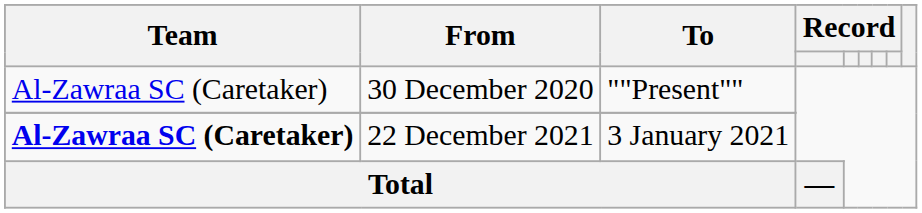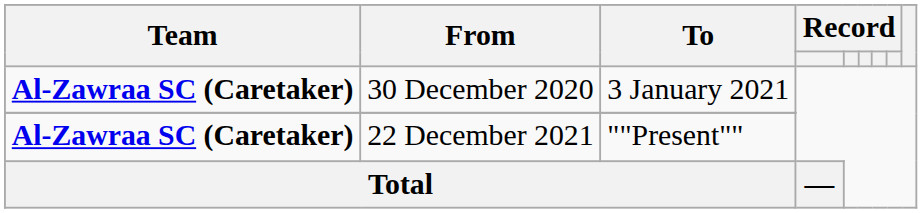(170, 89) normal -> (183, 89) bold
(675, 89) ""Present"" -> (698, 89) 3 January 2021
(698, 136) 3 January 2021 -> (675, 136) ""Present""
